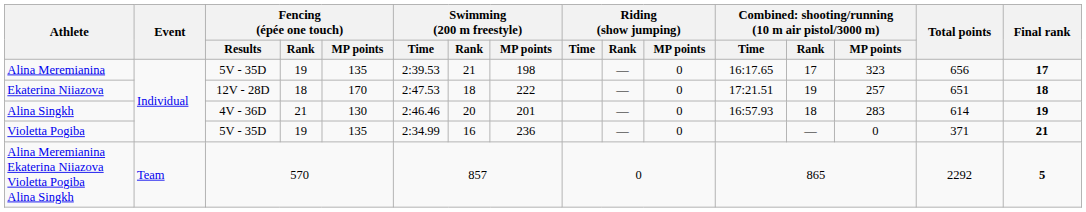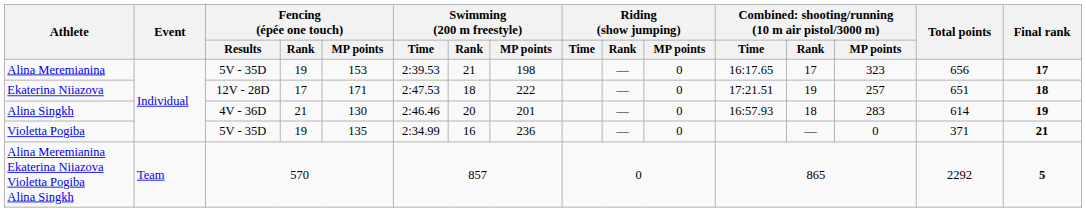(358, 70) 135 -> (358, 70) 153
(301, 90) 18 -> (301, 90) 17
(358, 90) 170 -> (358, 90) 171
